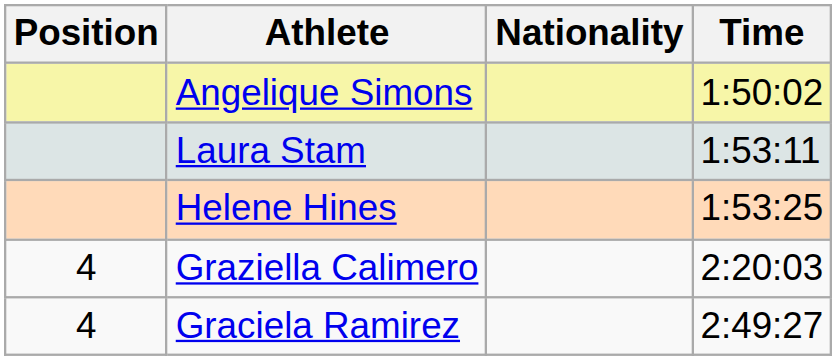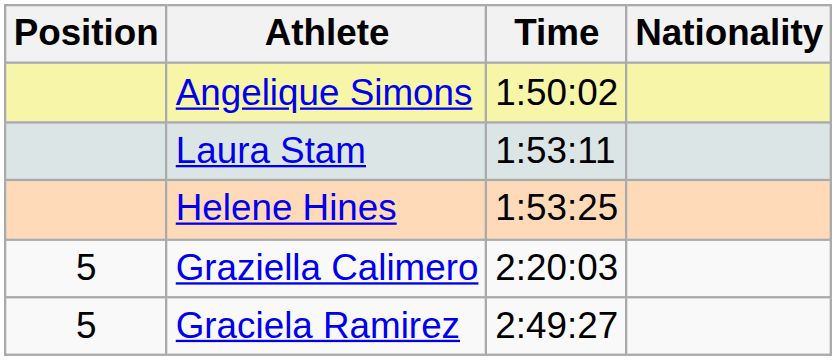columns swapped: (589, 33) <-> (762, 33)
(86, 267) 4 -> (86, 267) 5
(86, 325) 4 -> (86, 325) 5
